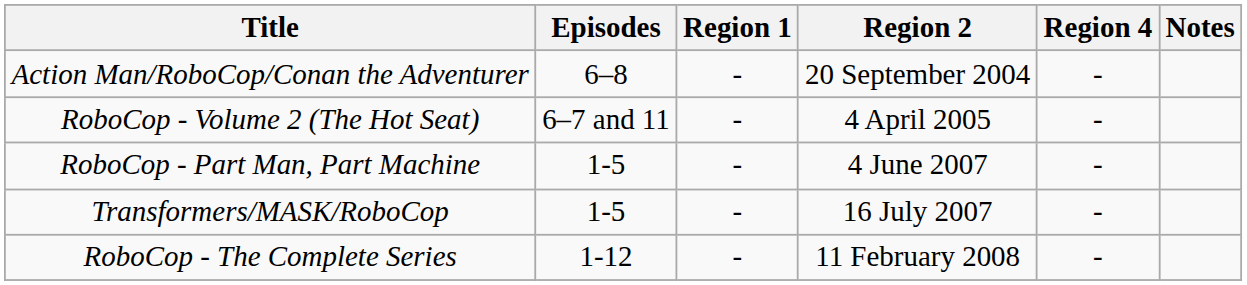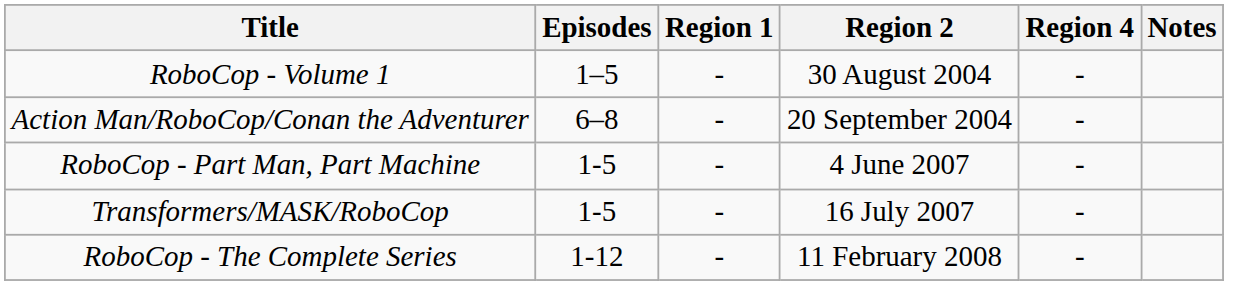+ row: (270, 73)
- row: (270, 119)
